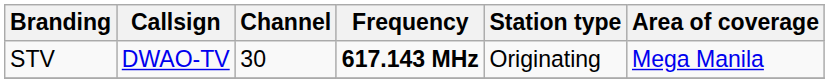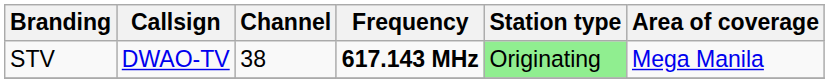(253, 59) 30 -> (253, 59) 38
(545, 59) no background -> (545, 59) lightgreen background
